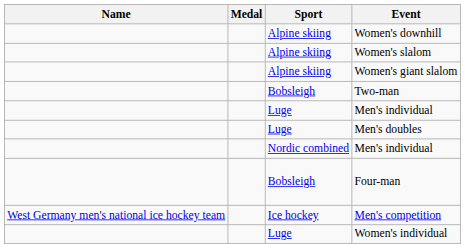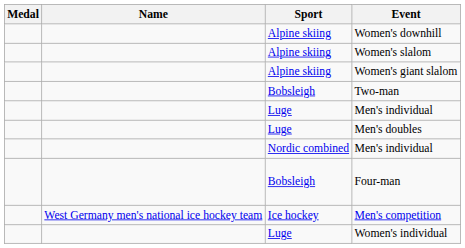columns swapped: (247, 14) <-> (116, 14)
